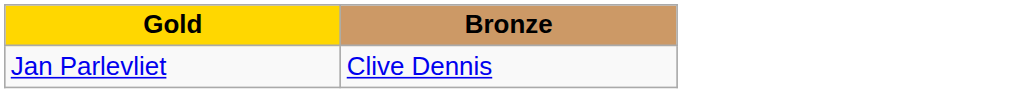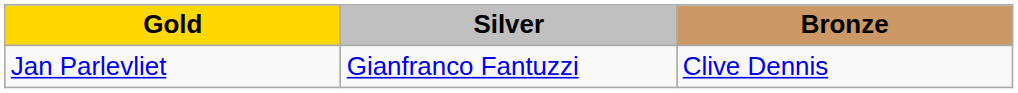+ column: (509, 25)
